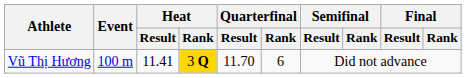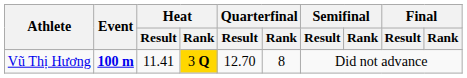(115, 61) normal -> (116, 61) bold
(239, 61) 11.70 -> (240, 61) 12.70
(281, 61) 6 -> (281, 61) 8
